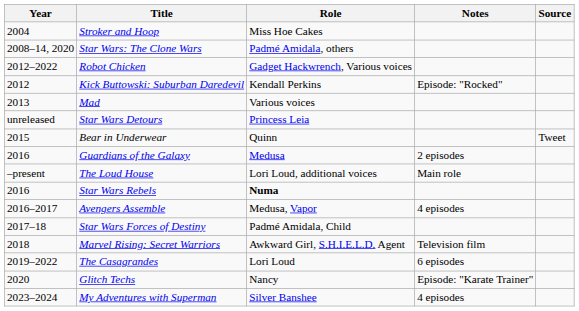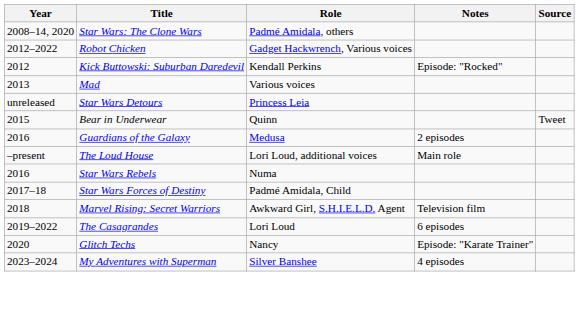- row: (119, 31)
(264, 191) bold -> (263, 173) normal
- row: (122, 208)
